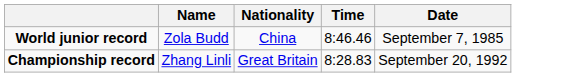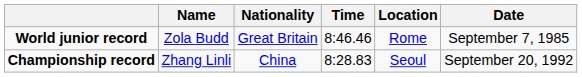+ column: (408, 15)
(278, 38) China -> (278, 38) Great Britain
(278, 60) Great Britain -> (278, 60) China
